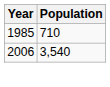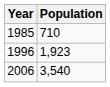+ row: (21, 52)
